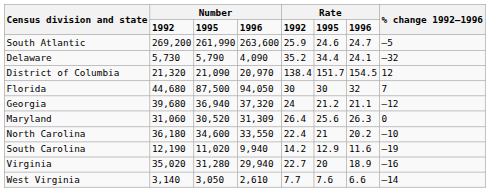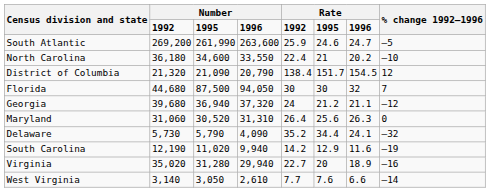rows swapped: (29, 58) <-> (46, 134)
(257, 73) 20,970 -> (257, 73) 20,790
(257, 119) 31,309 -> (257, 119) 31,310
